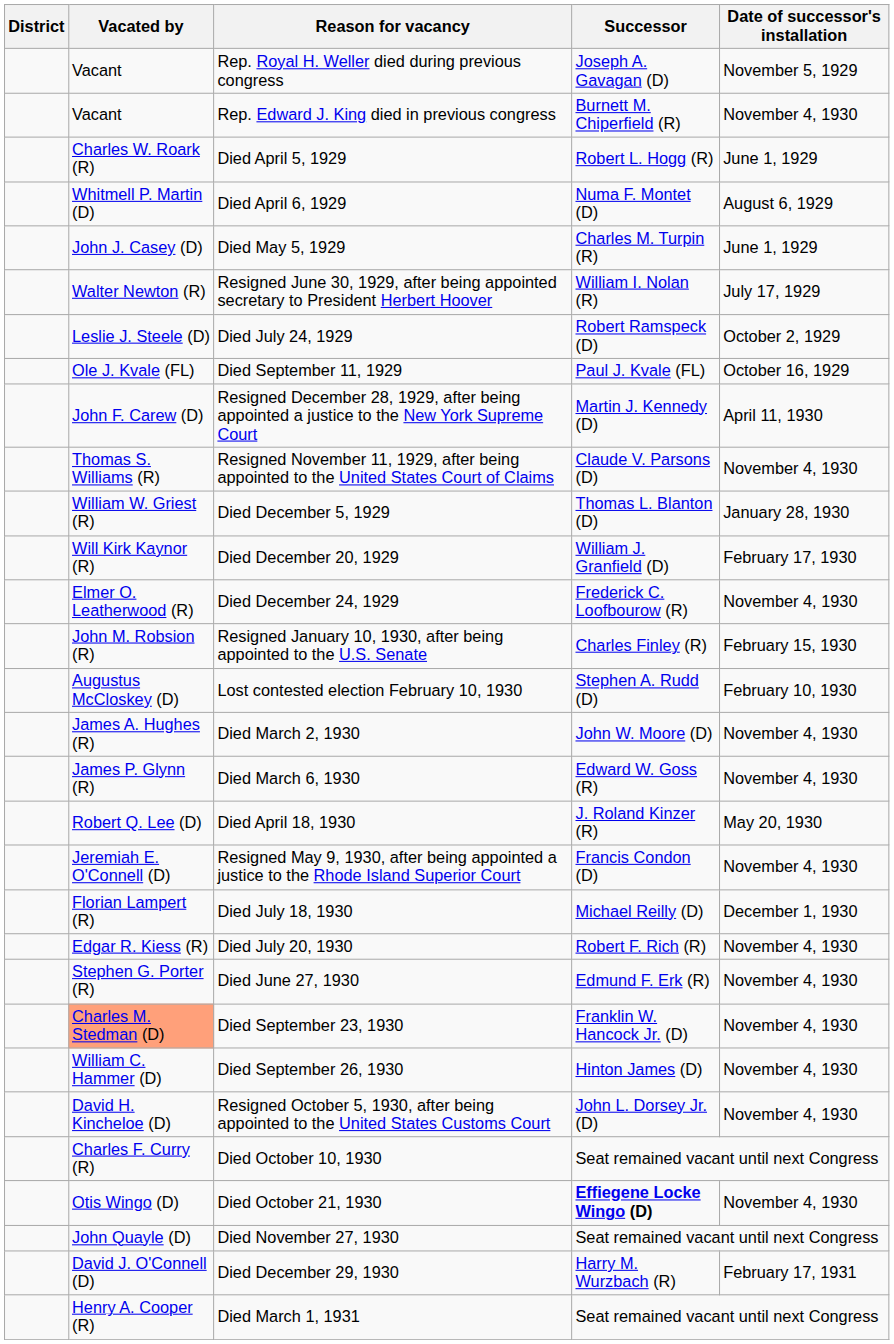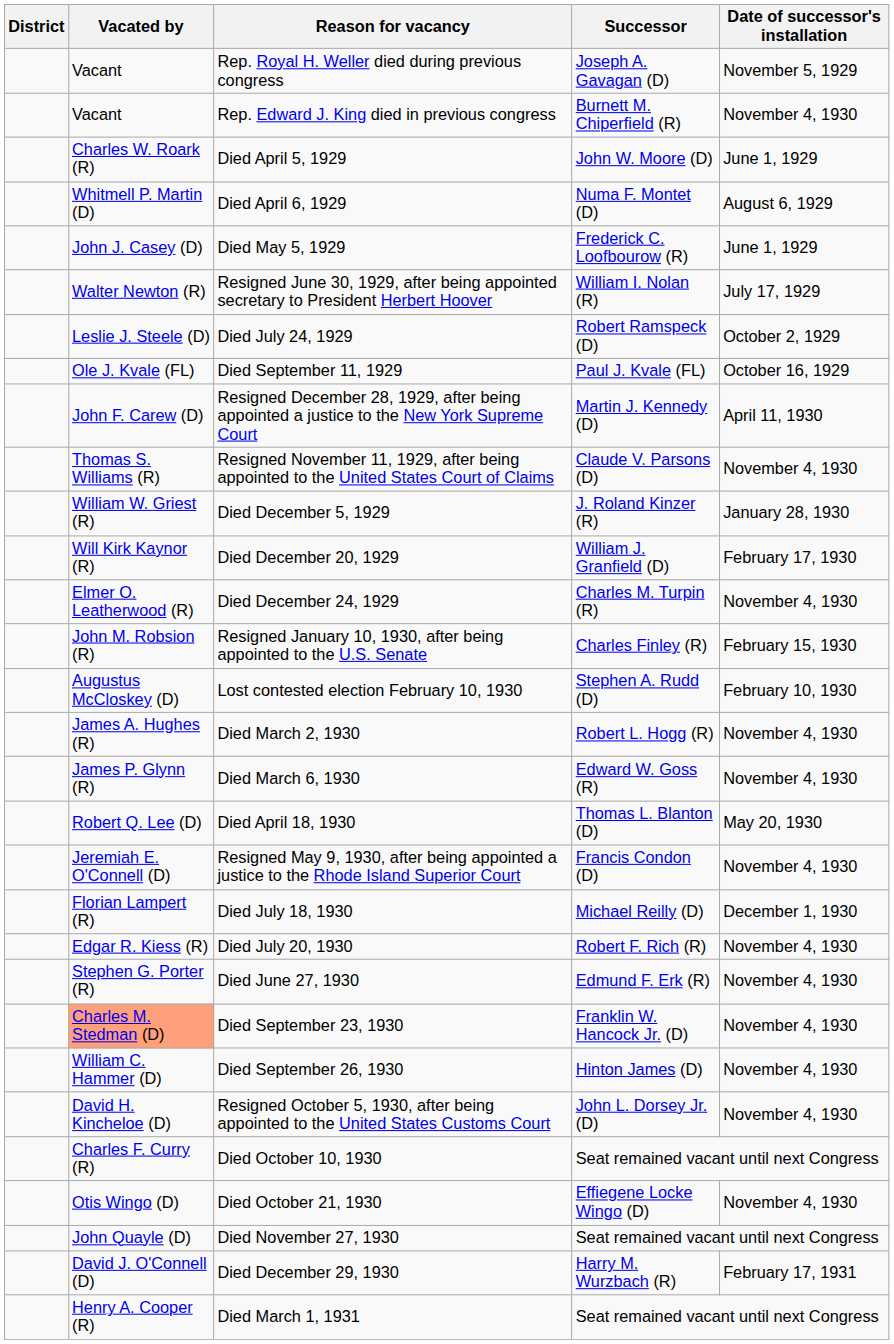(644, 159) Robert L. Hogg (R) -> (644, 159) John W. Moore (D)
(640, 247) Charles M. Turpin (R) -> (632, 247) Frederick C. Loofbourow (R)
(644, 513) Thomas L. Blanton (D) -> (636, 513) J. Roland Kinzer (R)
(632, 601) Frederick C. Loofbourow (R) -> (640, 601) Charles M. Turpin (R)
(644, 734) John W. Moore (D) -> (645, 734) Robert L. Hogg (R)
(635, 822) J. Roland Kinzer (R) -> (644, 822) Thomas L. Blanton (D)
(638, 1202) bold -> (634, 1202) normal
